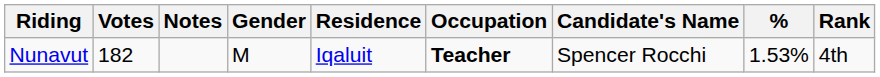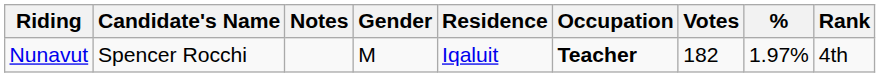columns swapped: (648, 21) <-> (126, 21)
(779, 54) 1.53% -> (779, 54) 1.97%
